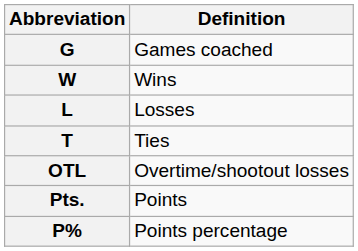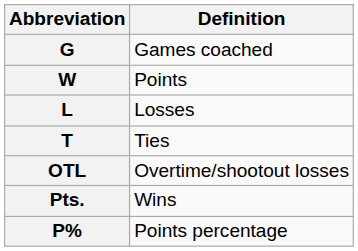(155, 79) Wins -> (161, 79) Points
(161, 200) Points -> (155, 200) Wins
